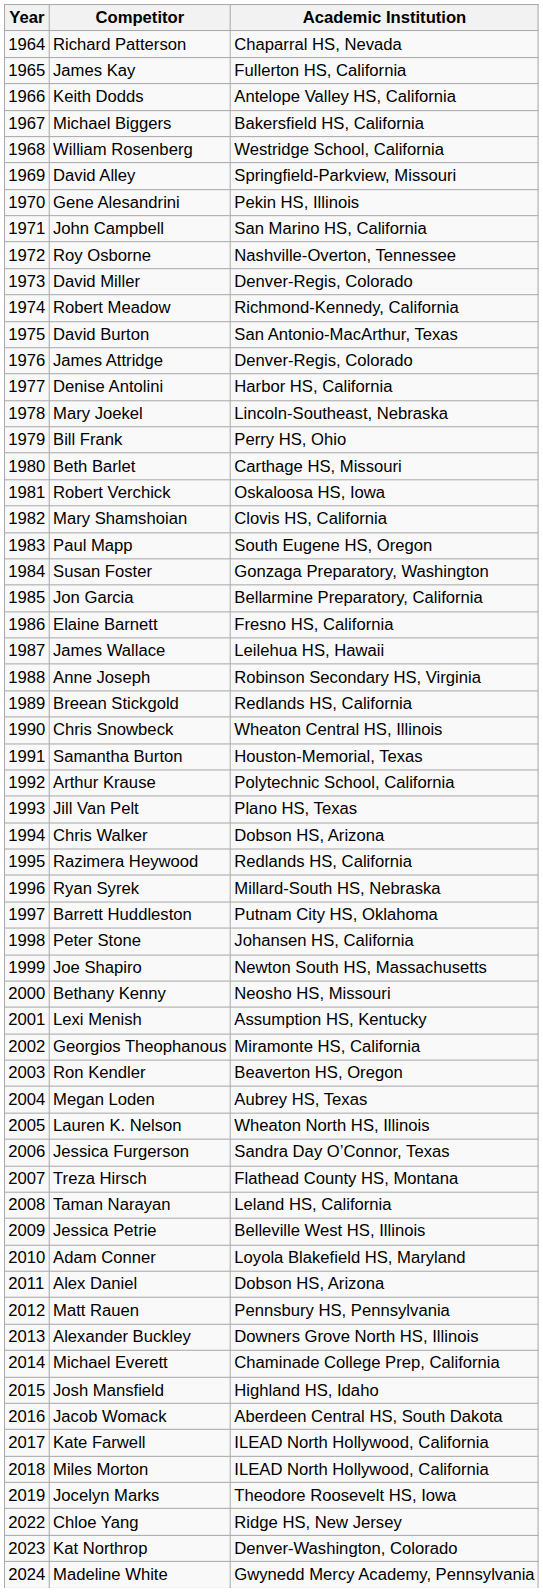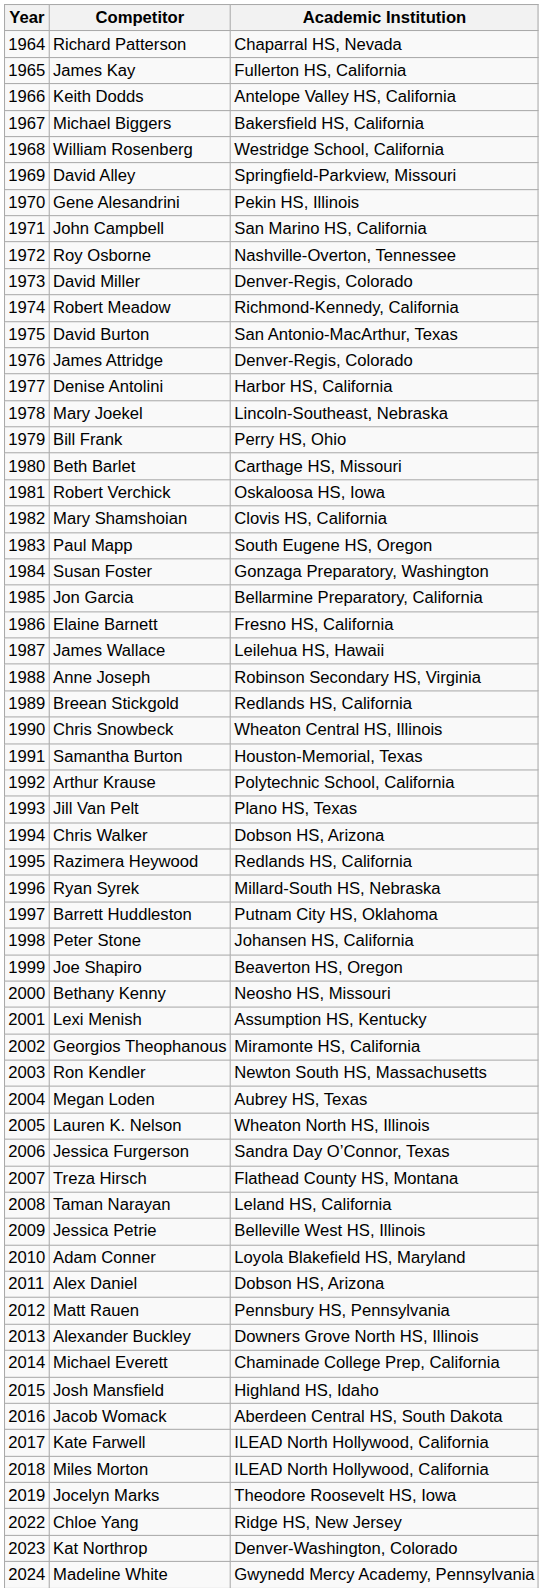(361, 967) Newton South HS, Massachusetts -> (319, 967) Beaverton HS, Oregon
(319, 1073) Beaverton HS, Oregon -> (361, 1073) Newton South HS, Massachusetts
